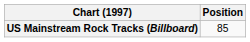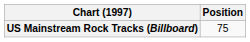(223, 28) 85 -> (223, 28) 75
